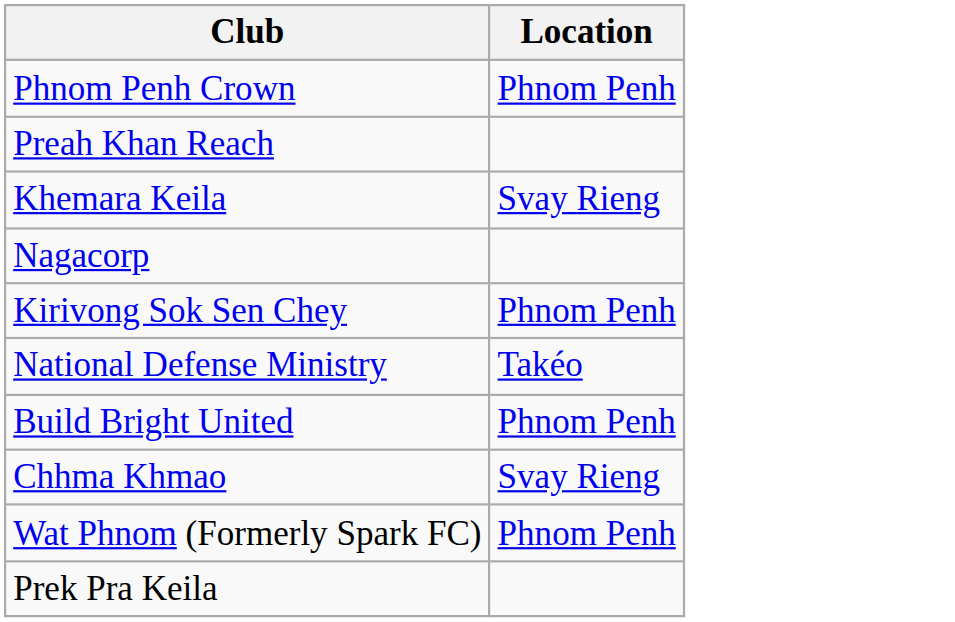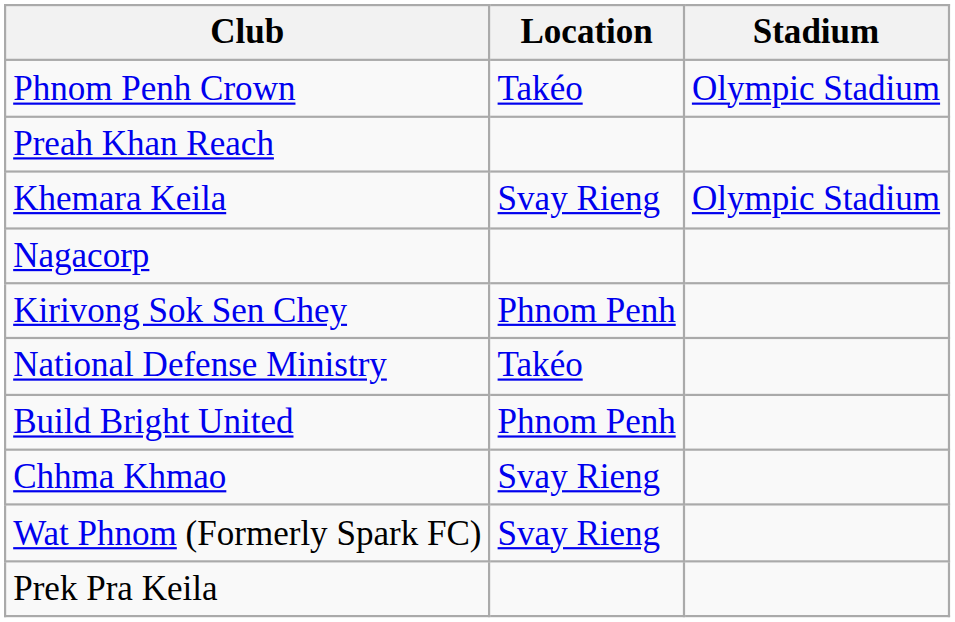+ column: (816, 32)
(587, 87) Phnom Penh -> (540, 87) Takéo
(587, 532) Phnom Penh -> (579, 532) Svay Rieng
